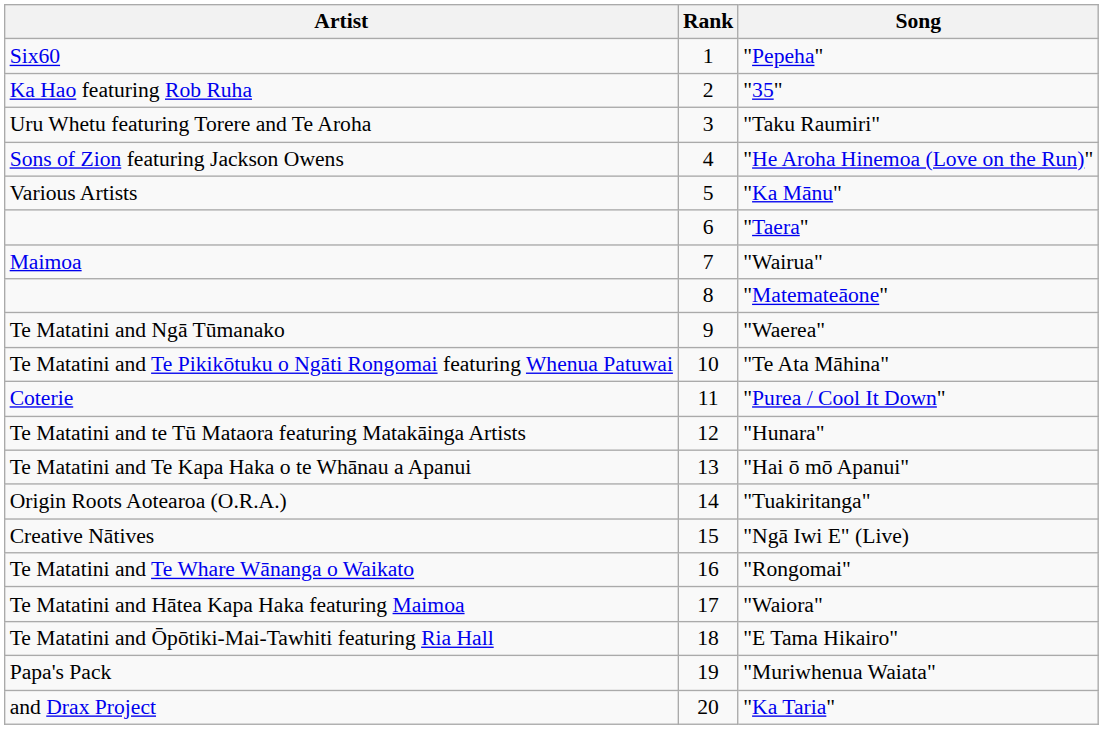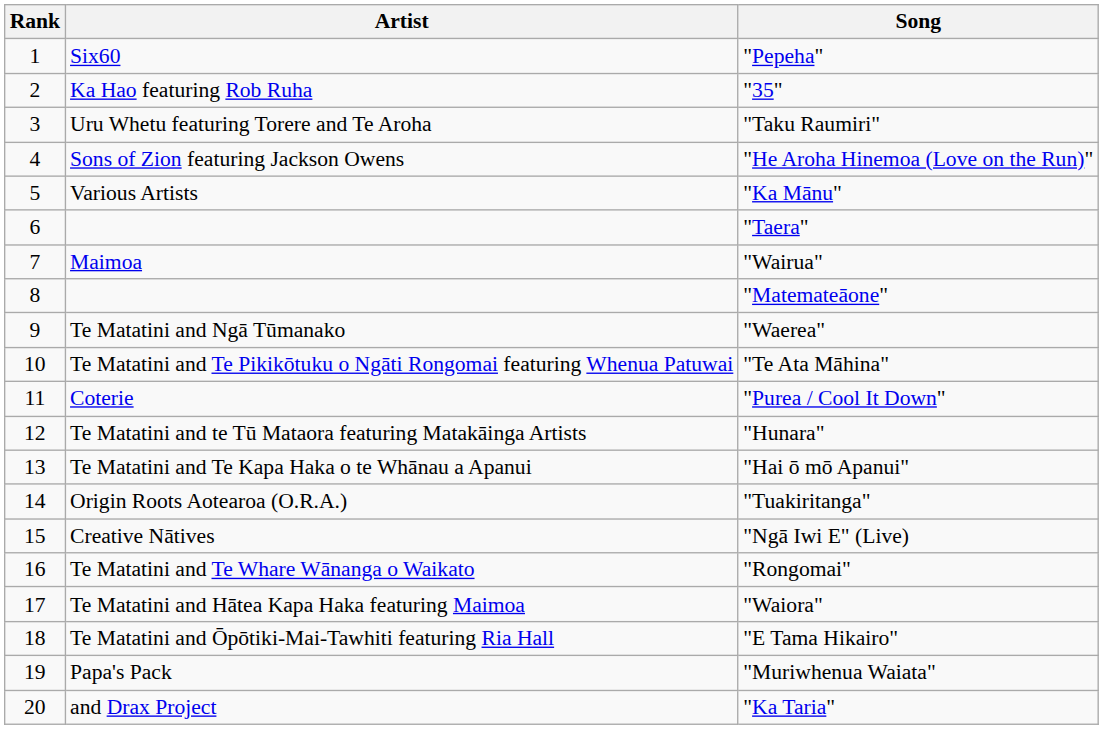columns swapped: (708, 21) <-> (341, 21)
